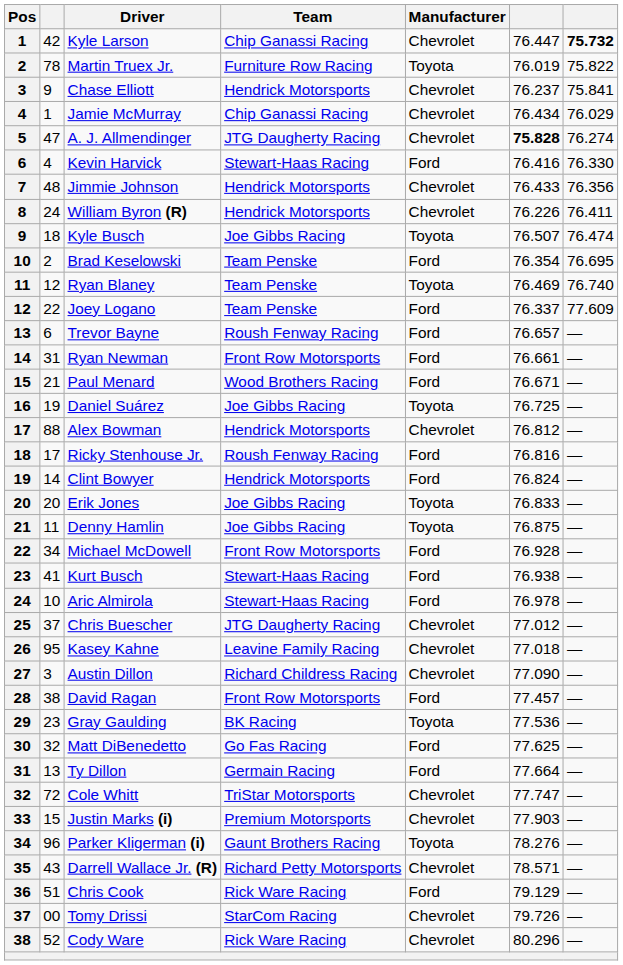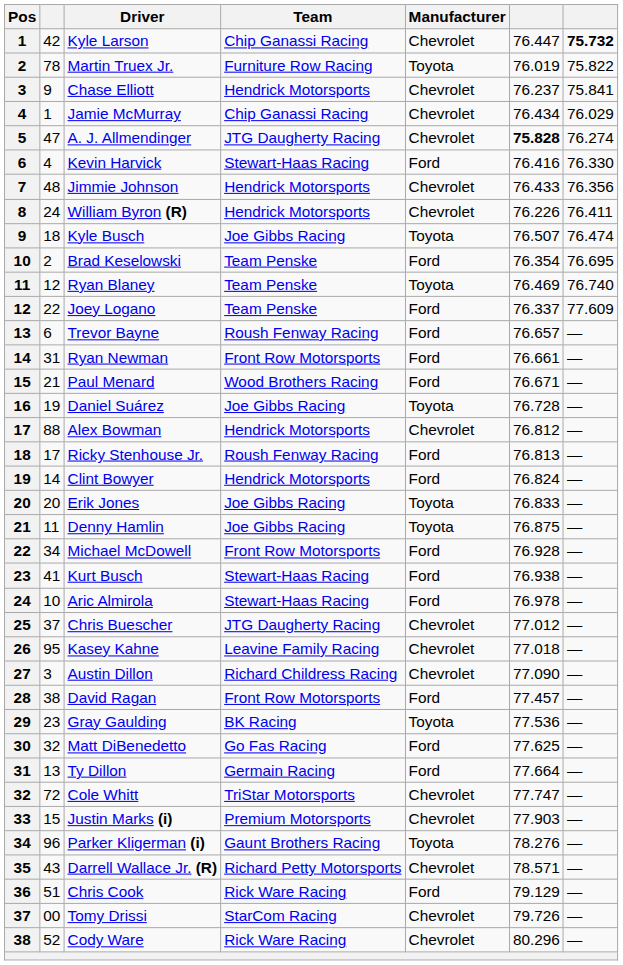(536, 406) 76.725 -> (536, 406) 76.728
(536, 454) 76.816 -> (536, 454) 76.813
